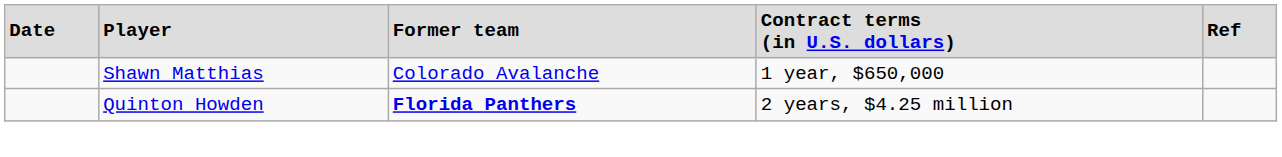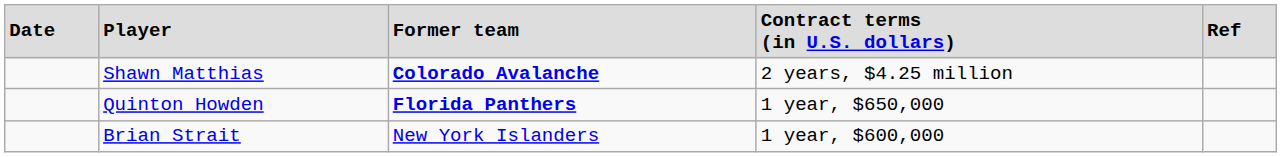(496, 74) normal -> (496, 74) bold
(852, 74) 1 year, $650,000 -> (887, 74) 2 years, $4.25 million
(887, 105) 2 years, $4.25 million -> (852, 105) 1 year, $650,000
+ row: (172, 136)
